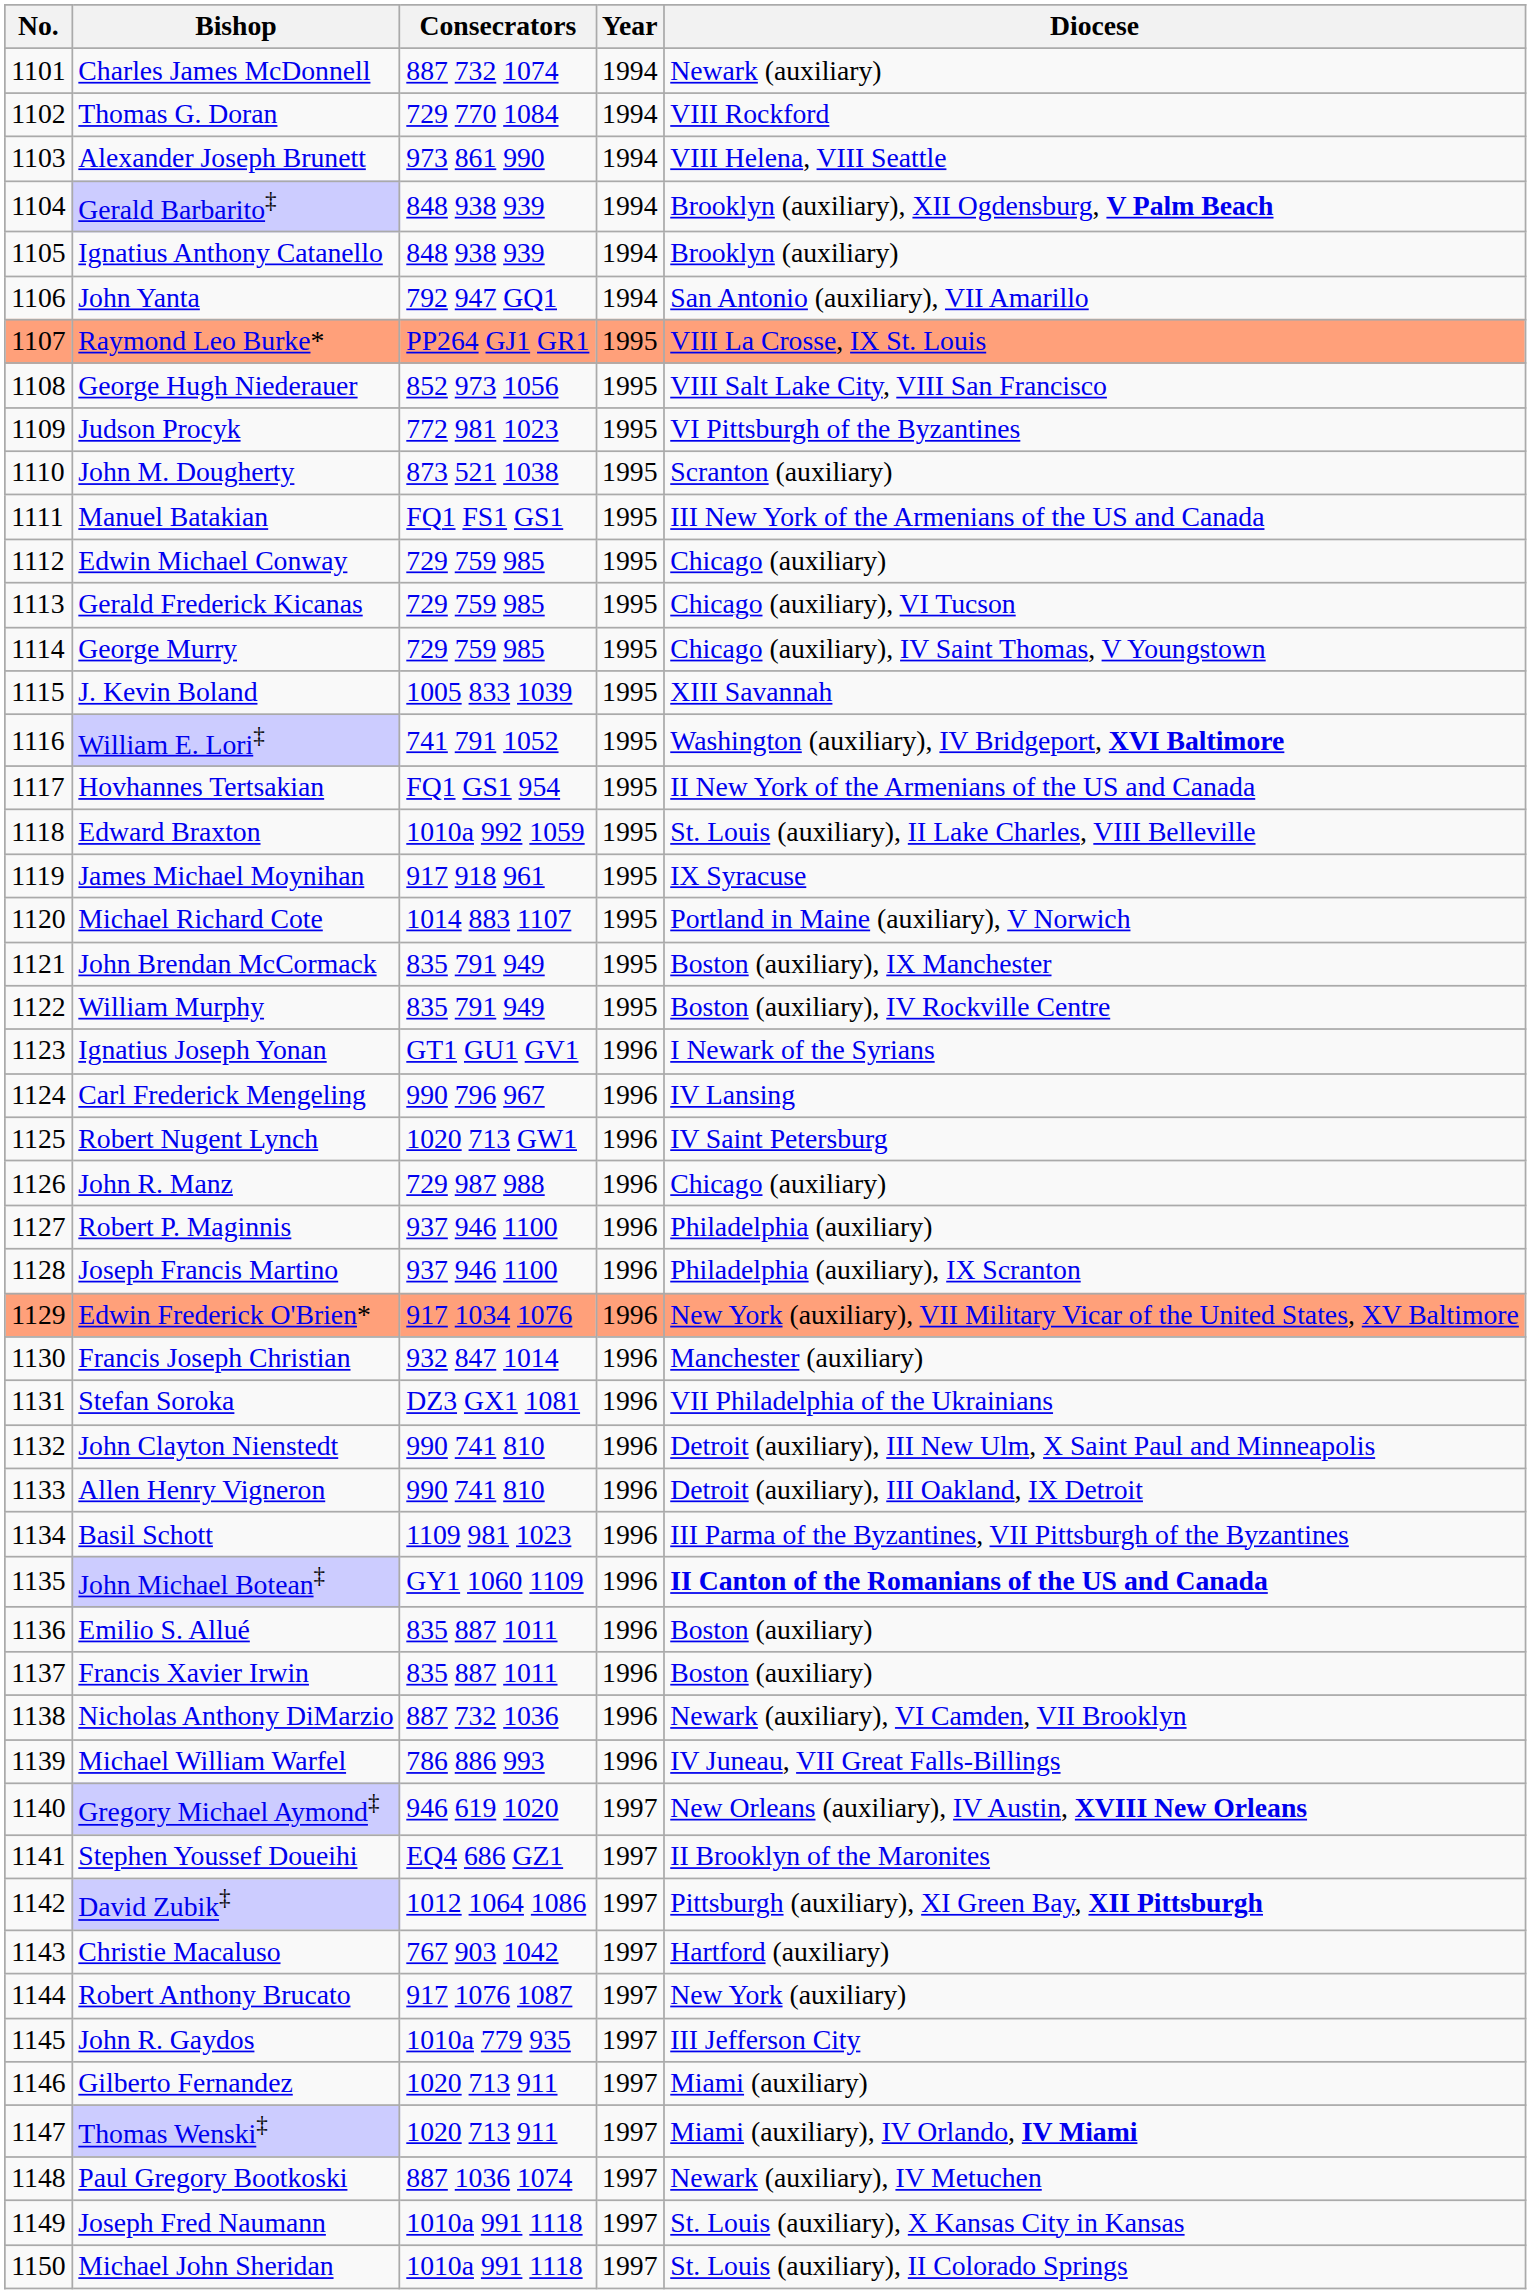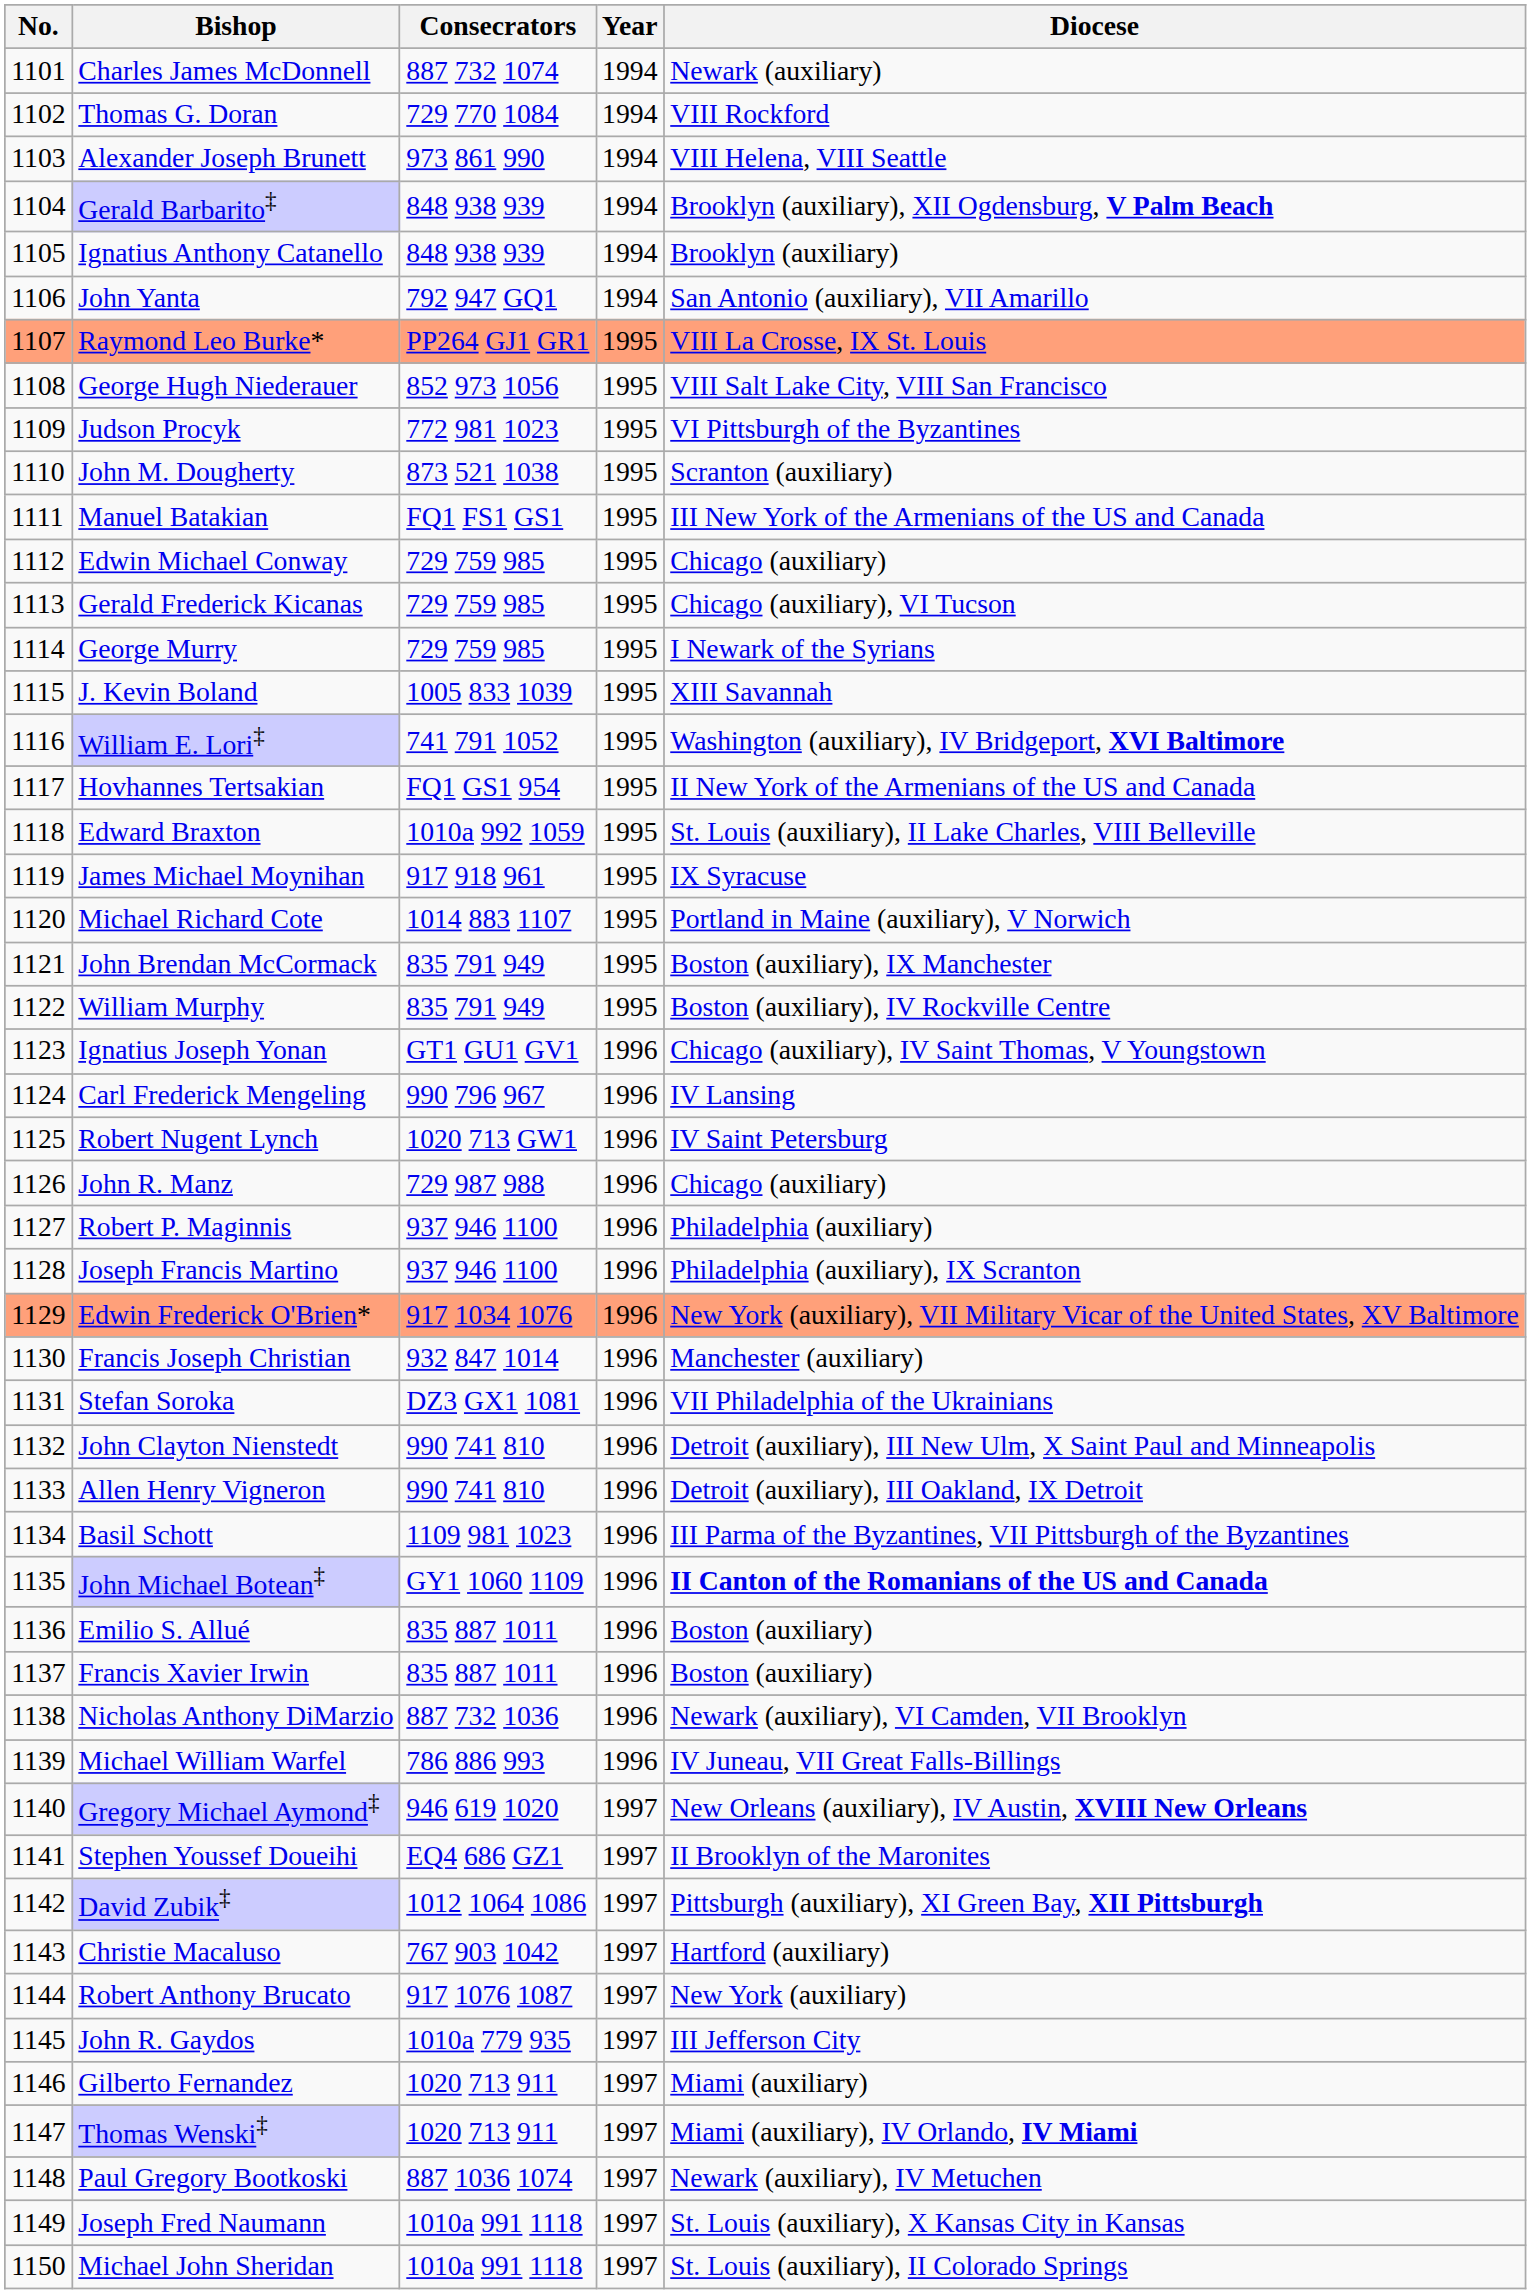(968, 648) Chicago (auxiliary), IV Saint Thomas, V Youngstown -> (802, 648) I Newark of the Syrians
(802, 1051) I Newark of the Syrians -> (968, 1051) Chicago (auxiliary), IV Saint Thomas, V Youngstown
